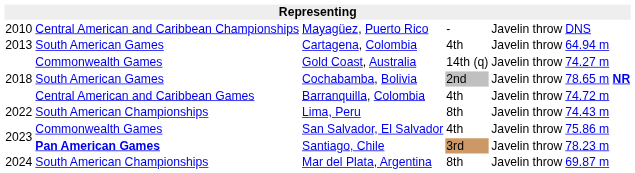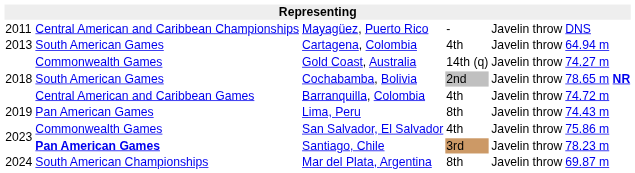(19, 28) 2010 -> (18, 28) 2011
(19, 112) 2022 -> (19, 112) 2019
(122, 112) South American Championships -> (95, 112) Pan American Games
